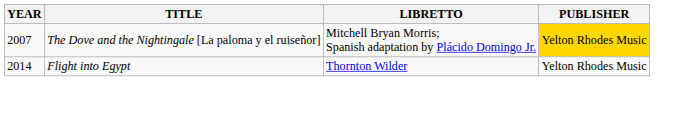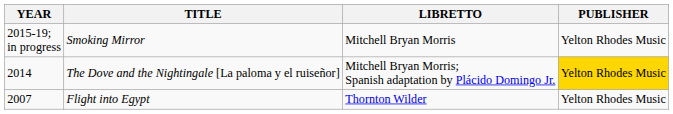+ row: (106, 40)
(19, 40) 2007 -> (19, 73) 2014
(19, 66) 2014 -> (19, 99) 2007
